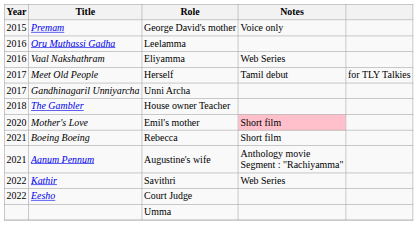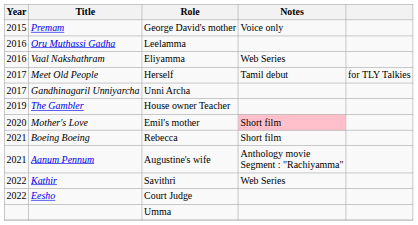(17, 106) 2018 -> (17, 106) 2019
